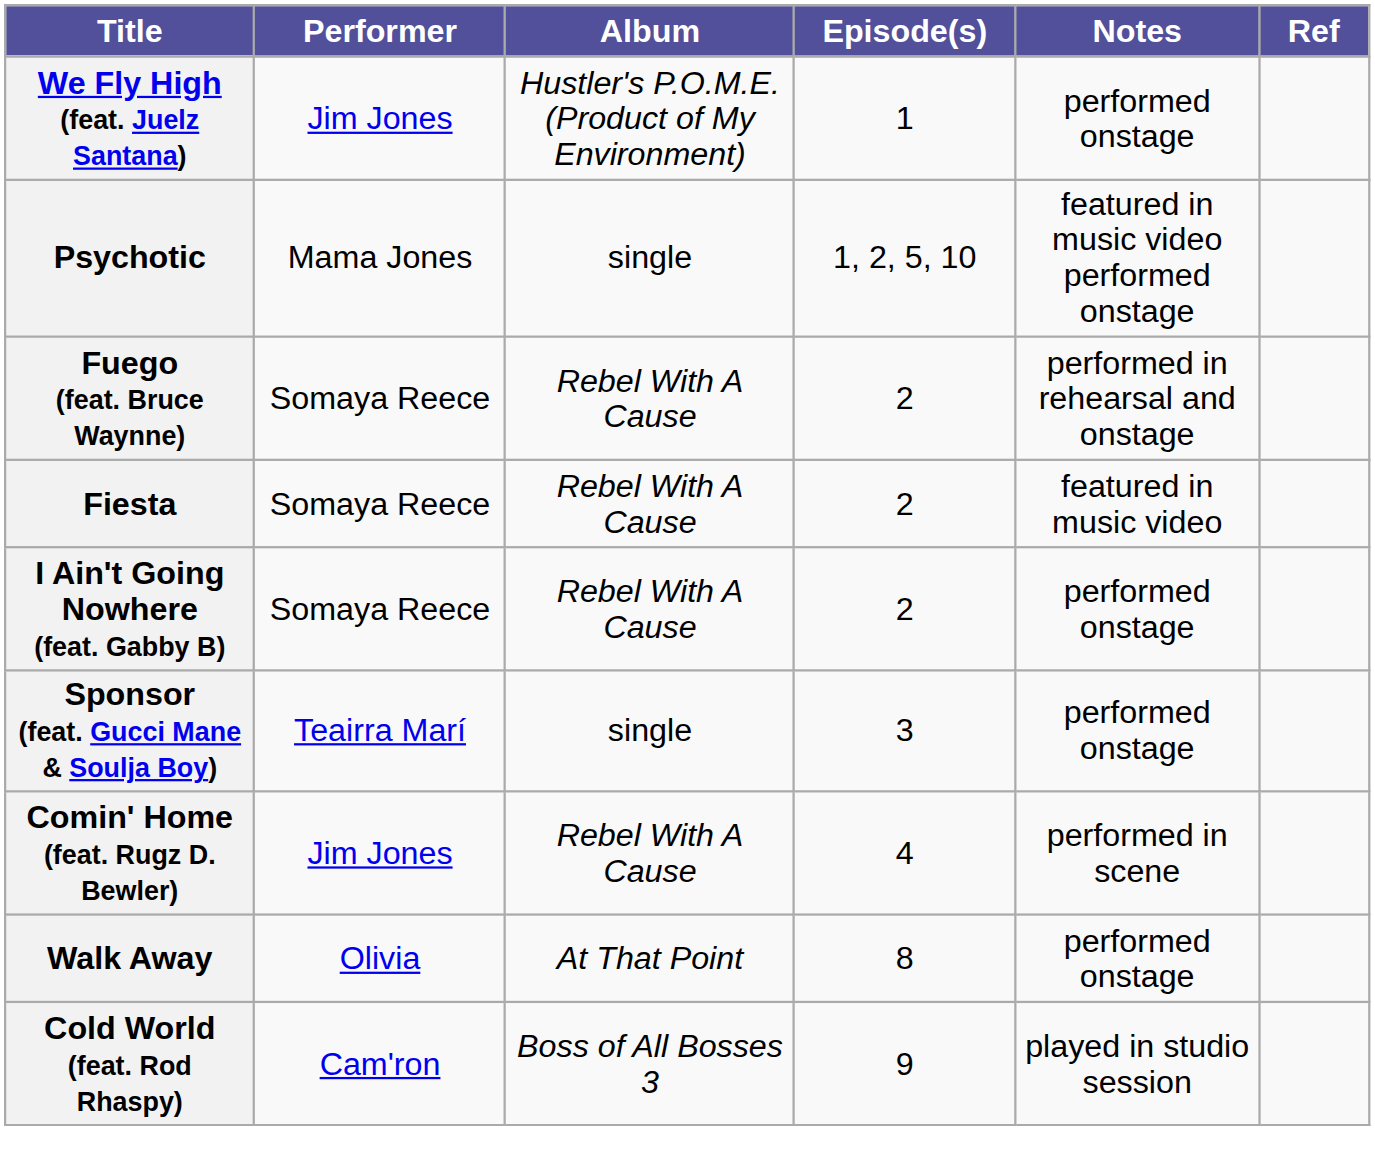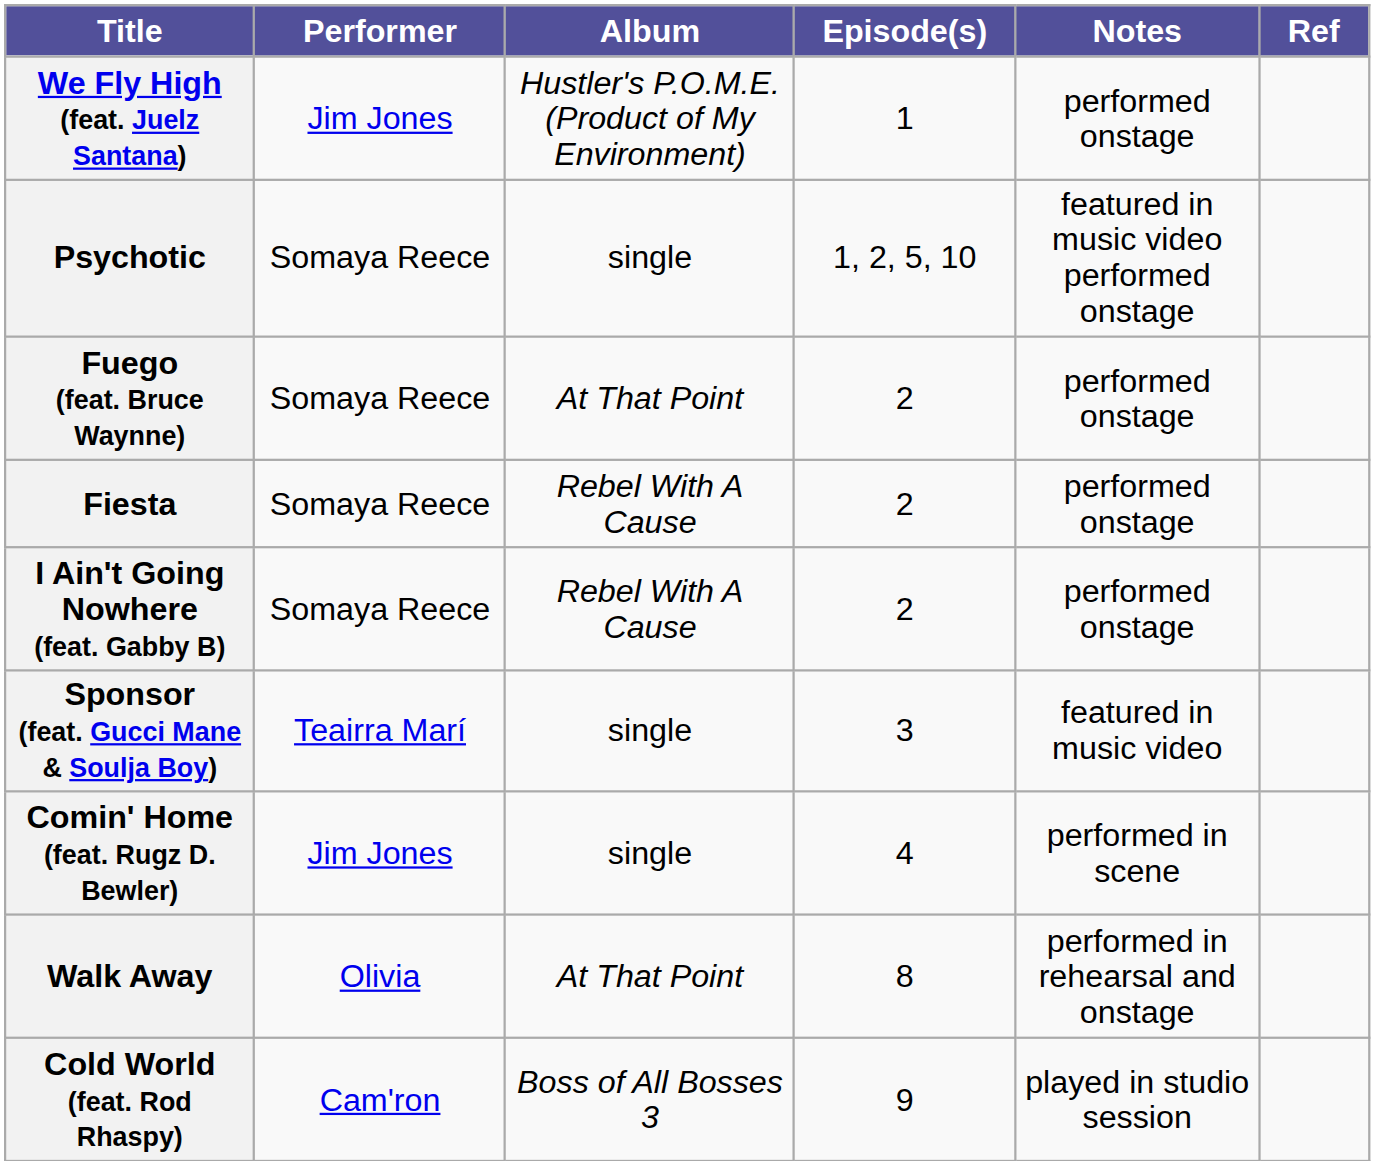(380, 258) Mama Jones -> (380, 258) Somaya Reece
(650, 399) Rebel With A Cause -> (650, 399) At That Point
(1137, 399) performed in rehearsal and onstage -> (1137, 399) performed onstage
(1137, 504) featured in music video -> (1137, 504) performed onstage
(1137, 731) performed onstage -> (1137, 731) featured in music video
(650, 854) Rebel With A Cause -> (650, 854) single
(1137, 958) performed onstage -> (1137, 976) performed in rehearsal and onstage
